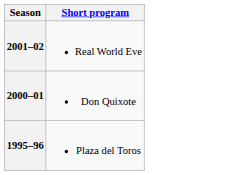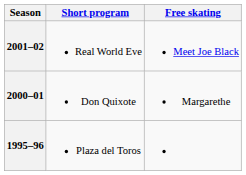+ column: (193, 12)
